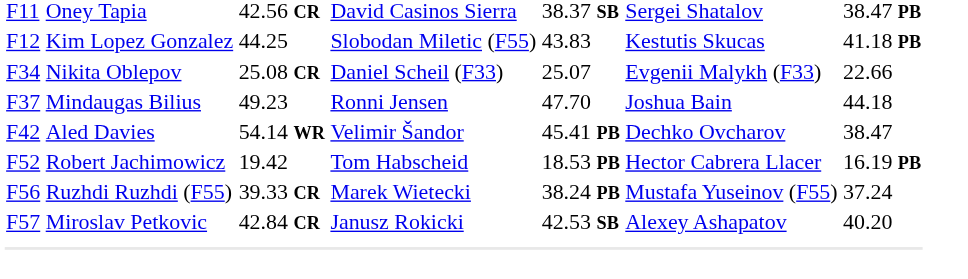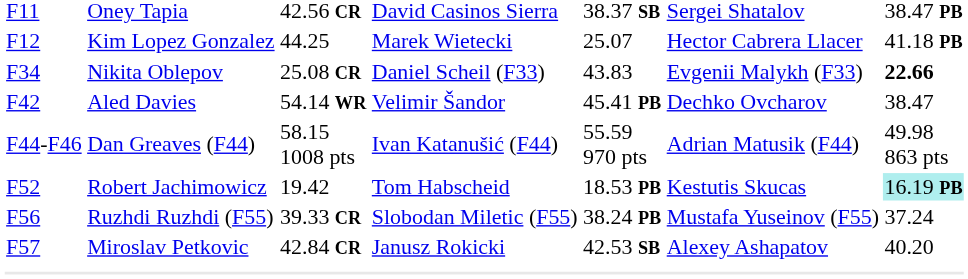(433, 41) Slobodan Miletic (F55) -> (442, 41) Marek Wietecki
(566, 41) 43.83 -> (608, 41) 25.07
(695, 41) Kestutis Skucas -> (765, 41) Hector Cabrera Llacer
(566, 71) 25.07 -> (608, 71) 43.83
(868, 71) normal -> (909, 71) bold
- row: (123, 101)
+ row: (171, 144)
(723, 161) Hector Cabrera Llacer -> (736, 186) Kestutis Skucas
(882, 161) no background -> (924, 186) paleturquoise background
(401, 192) Marek Wietecki -> (475, 216) Slobodan Miletic (F55)
